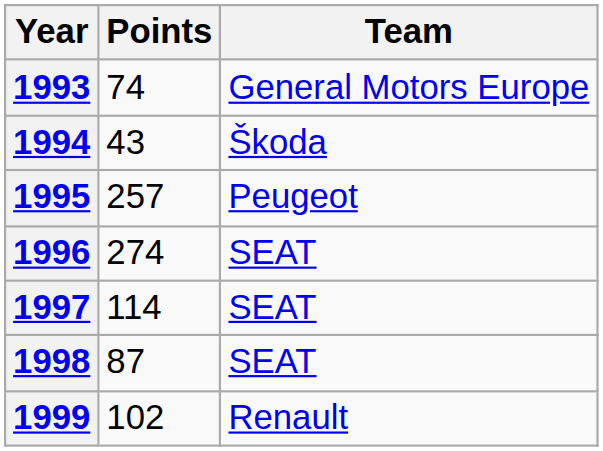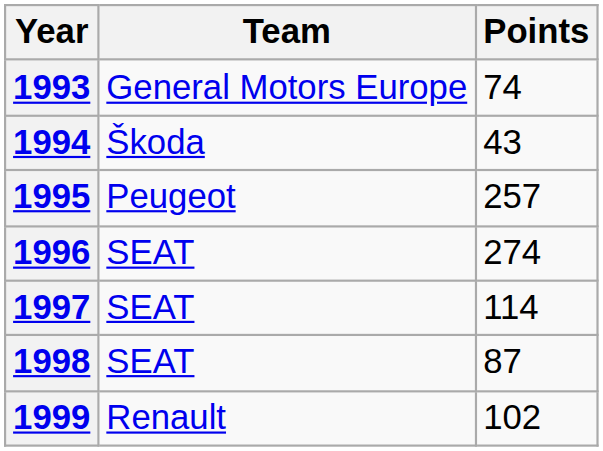columns swapped: (409, 32) <-> (159, 32)
